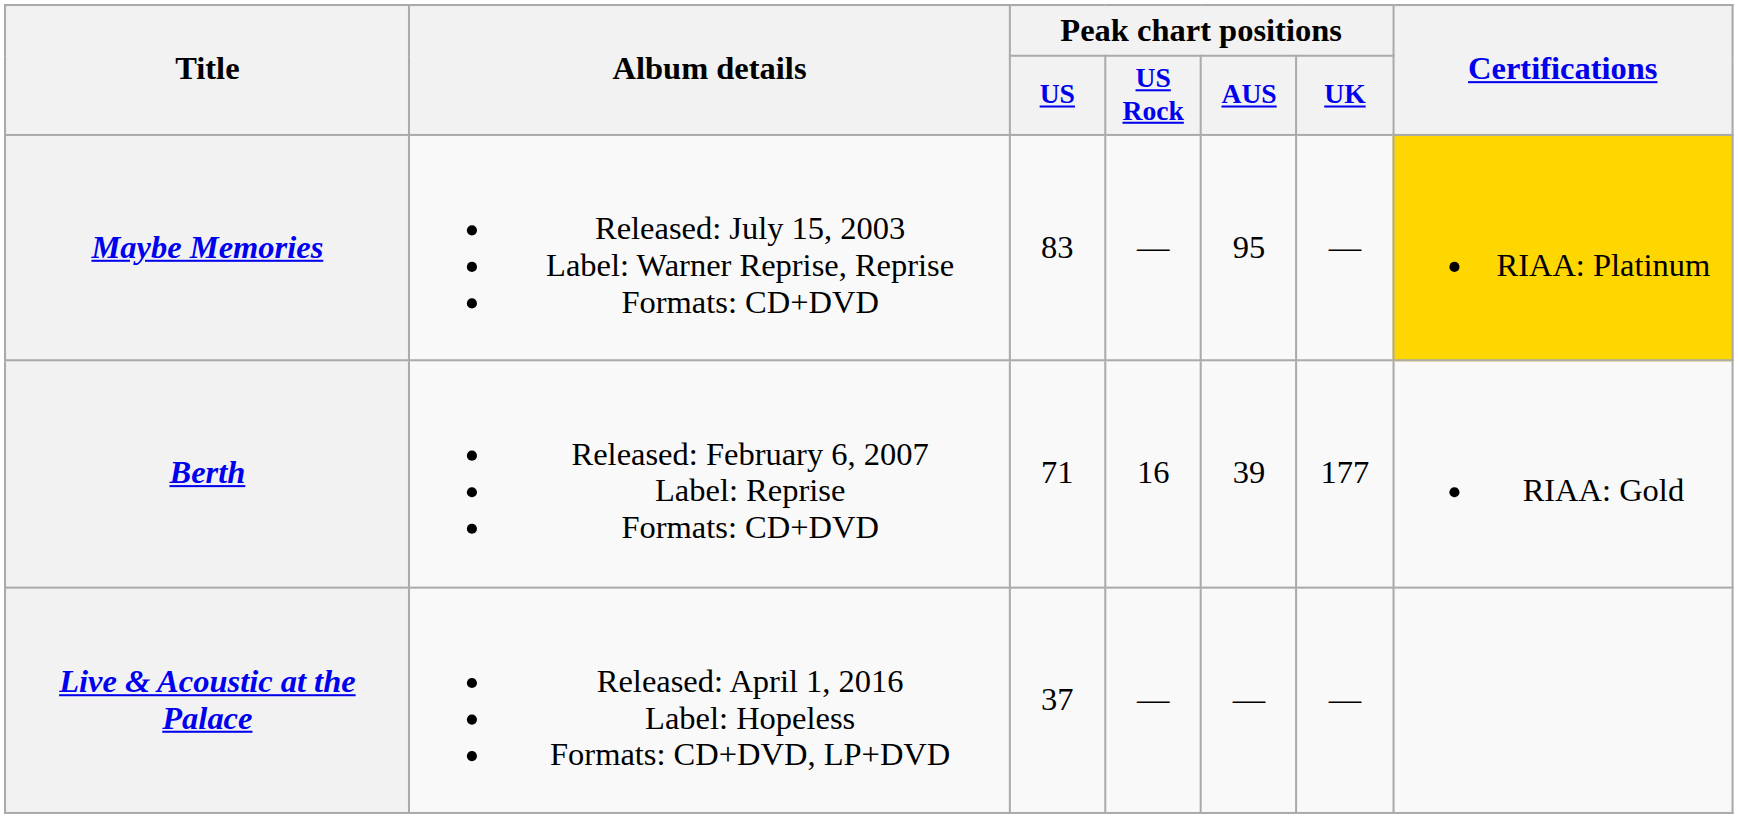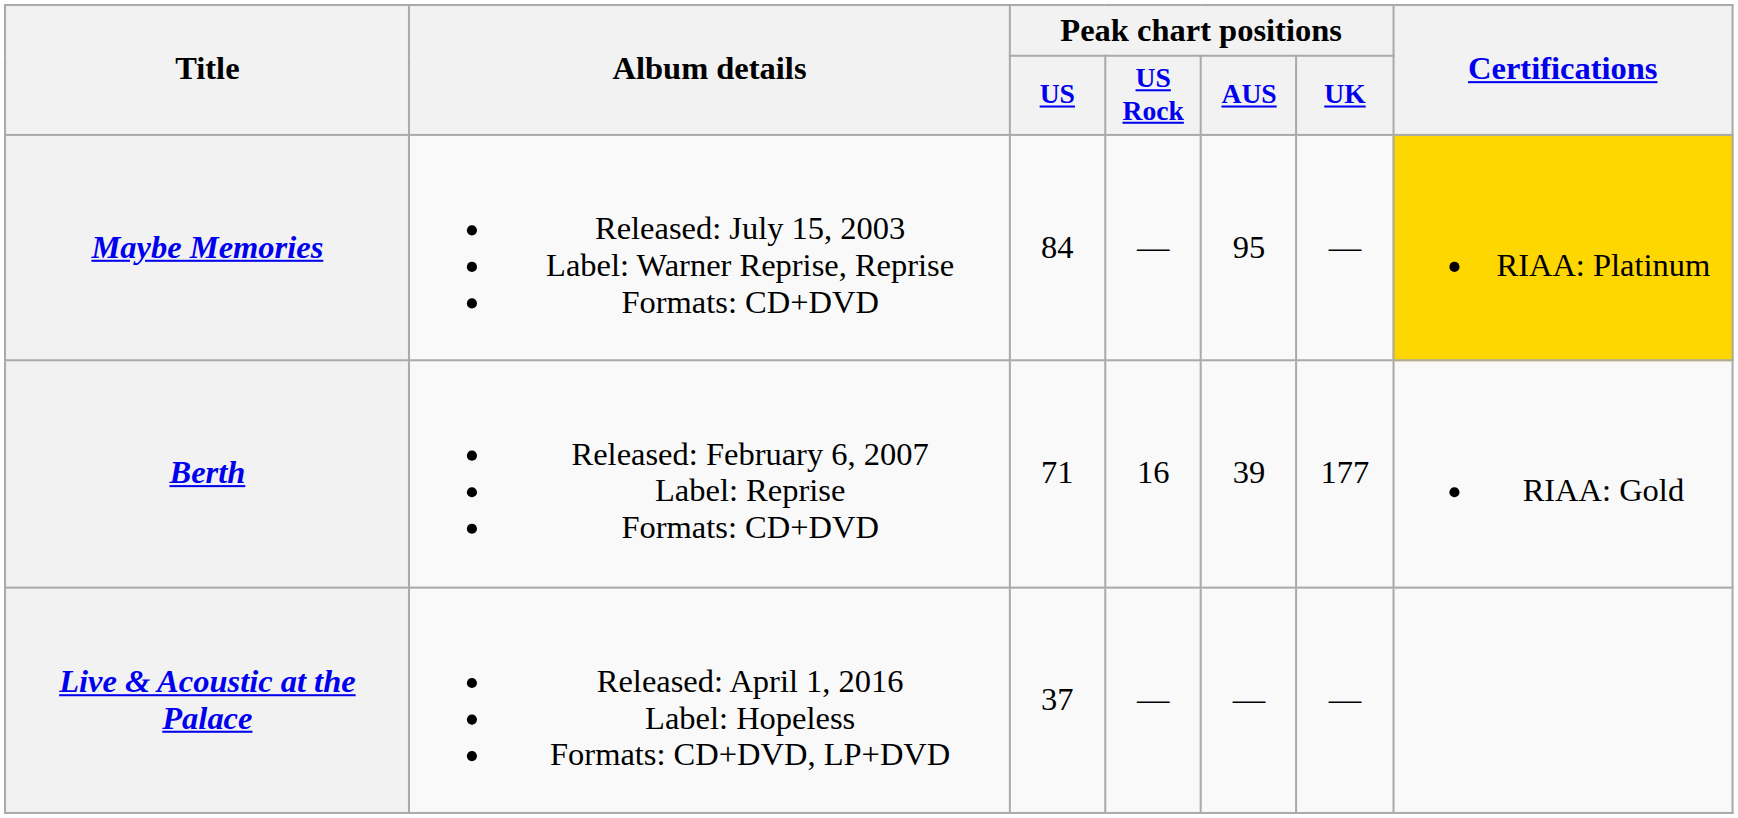(1057, 247) 83 -> (1057, 247) 84
